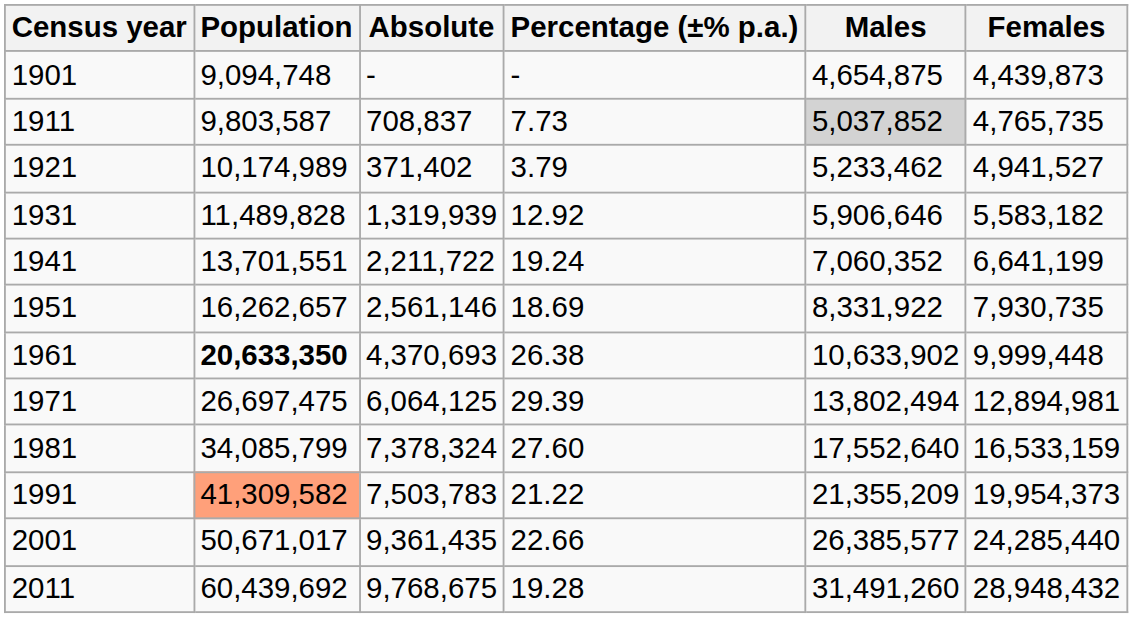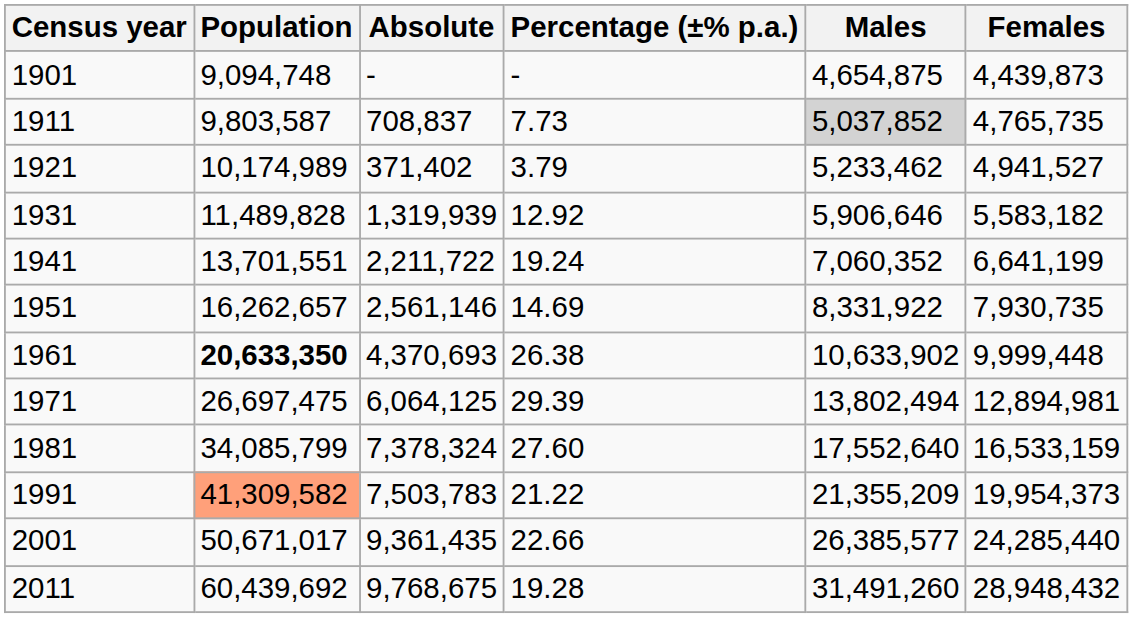(547, 307) 18.69 -> (547, 307) 14.69
